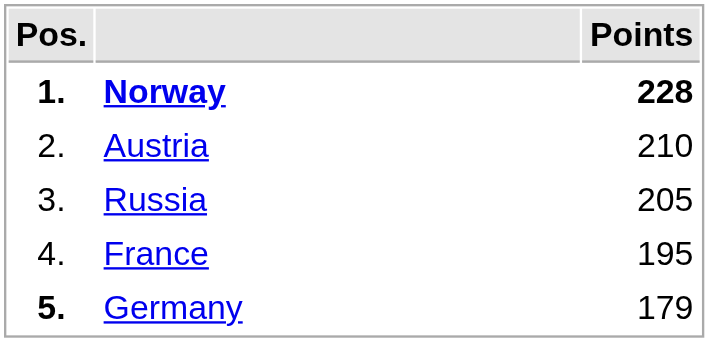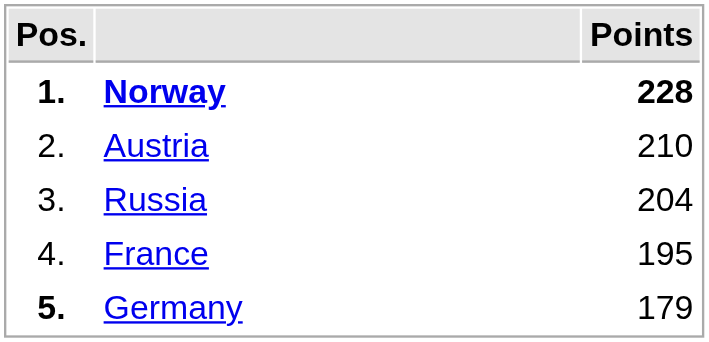(665, 199) 205 -> (665, 199) 204
